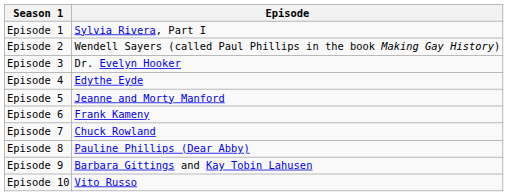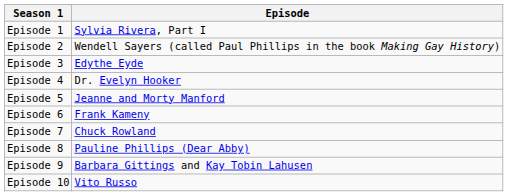(128, 64) Dr. Evelyn Hooker -> (109, 64) Edythe Eyde
(109, 81) Edythe Eyde -> (128, 81) Dr. Evelyn Hooker
